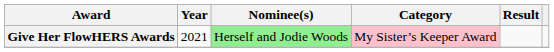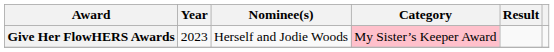(194, 36) 2021 -> (194, 36) 2023
(281, 36) lightgreen background -> (281, 36) no background
